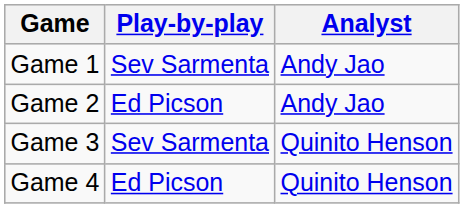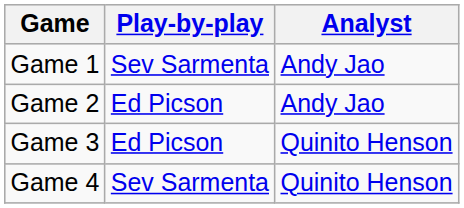(190, 143) Sev Sarmenta -> (167, 143) Ed Picson
(167, 182) Ed Picson -> (190, 182) Sev Sarmenta
